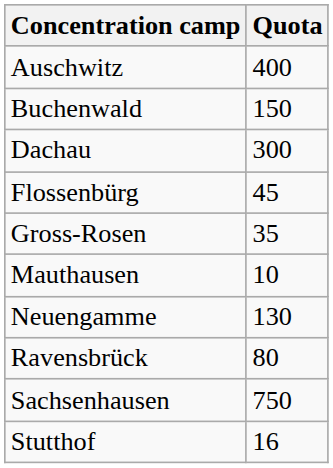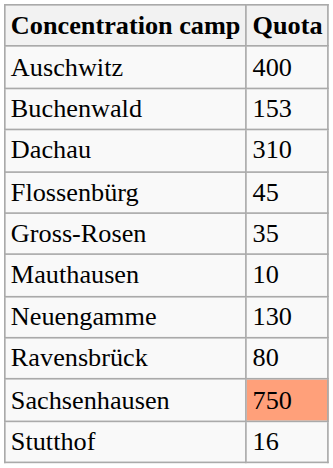(272, 108) 150 -> (272, 108) 153
(272, 150) 300 -> (272, 150) 310
(272, 399) no background -> (272, 399) lightsalmon background
